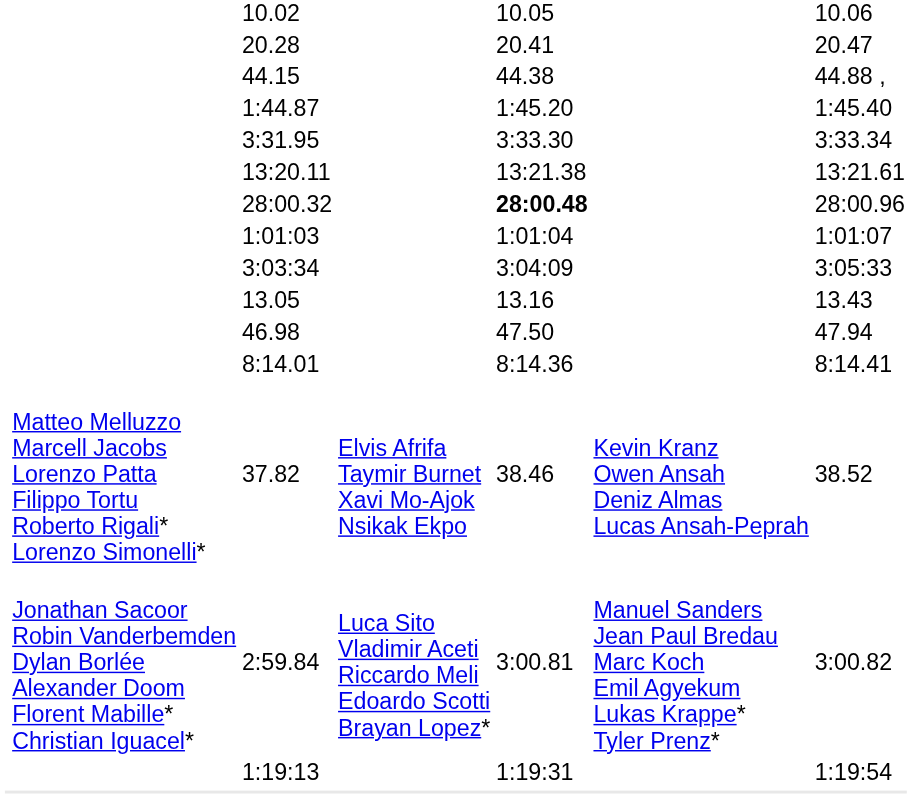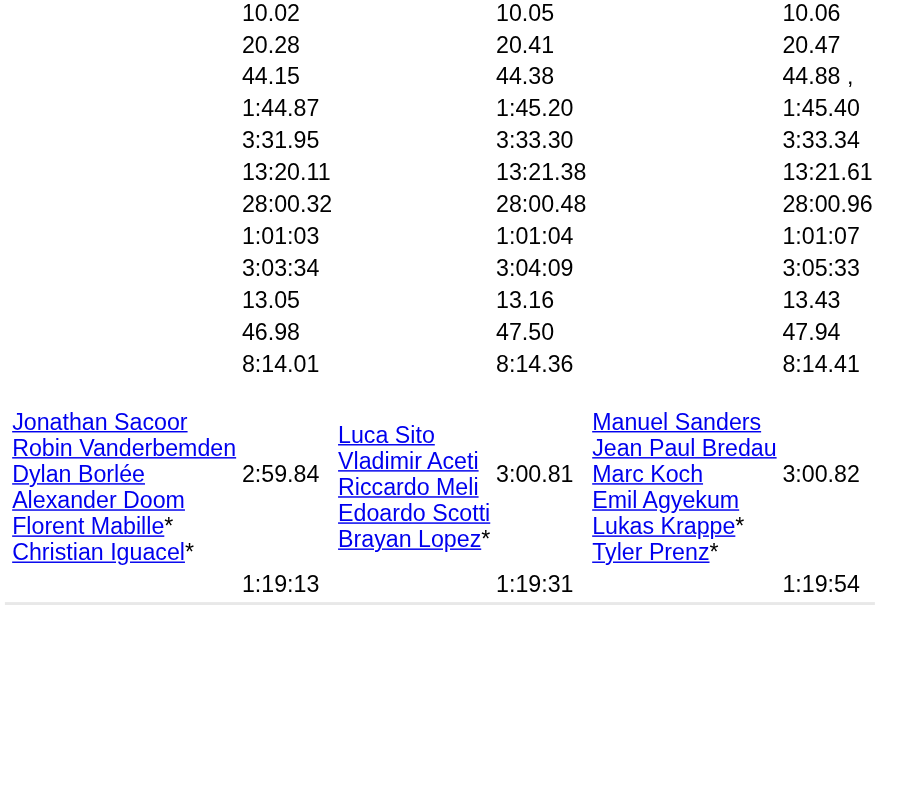(542, 204) bold -> (541, 204) normal
- row: (271, 474)
